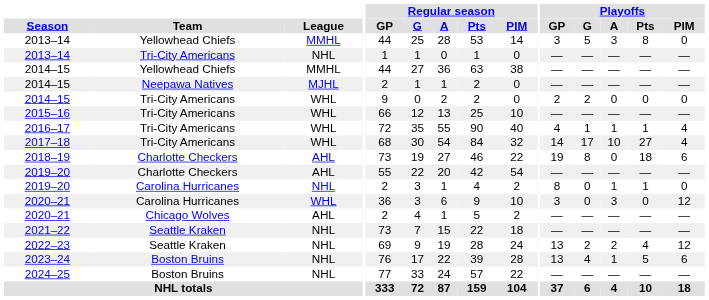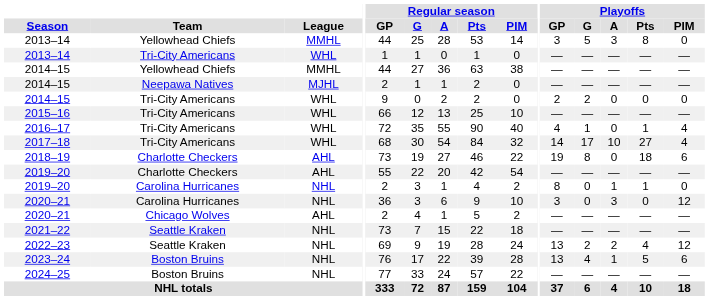(323, 55) NHL -> (323, 55) WHL
(614, 128) 1 -> (614, 128) 0
(323, 201) WHL -> (323, 201) NHL
